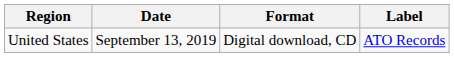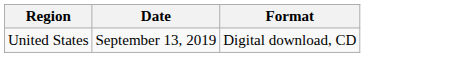- column: (404, 16)
